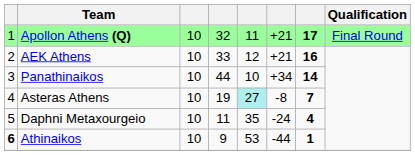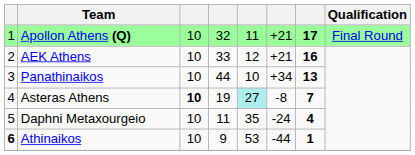(310, 77) 14 -> (310, 77) 13
(194, 98) normal -> (194, 98) bold
